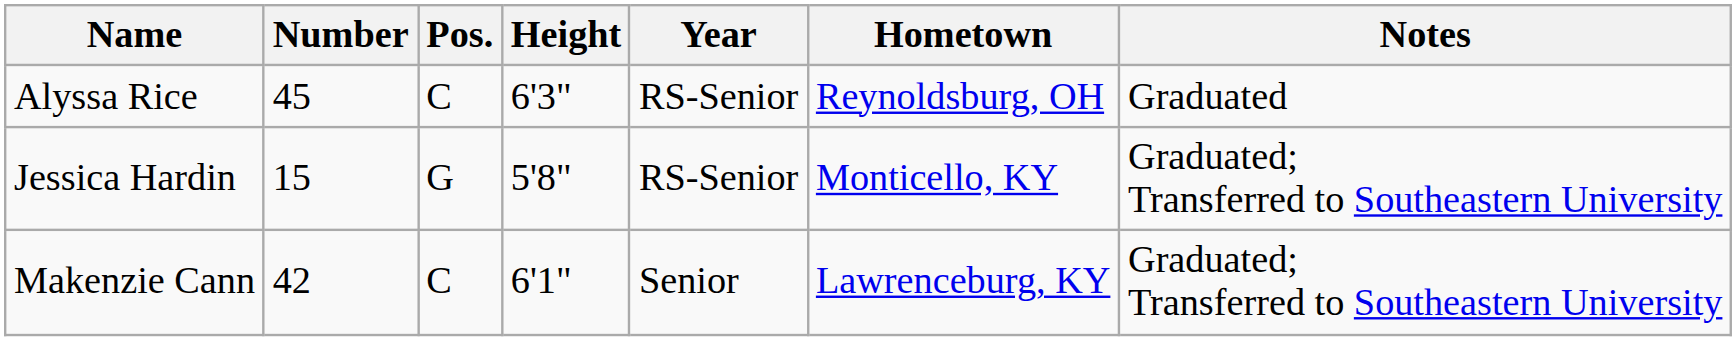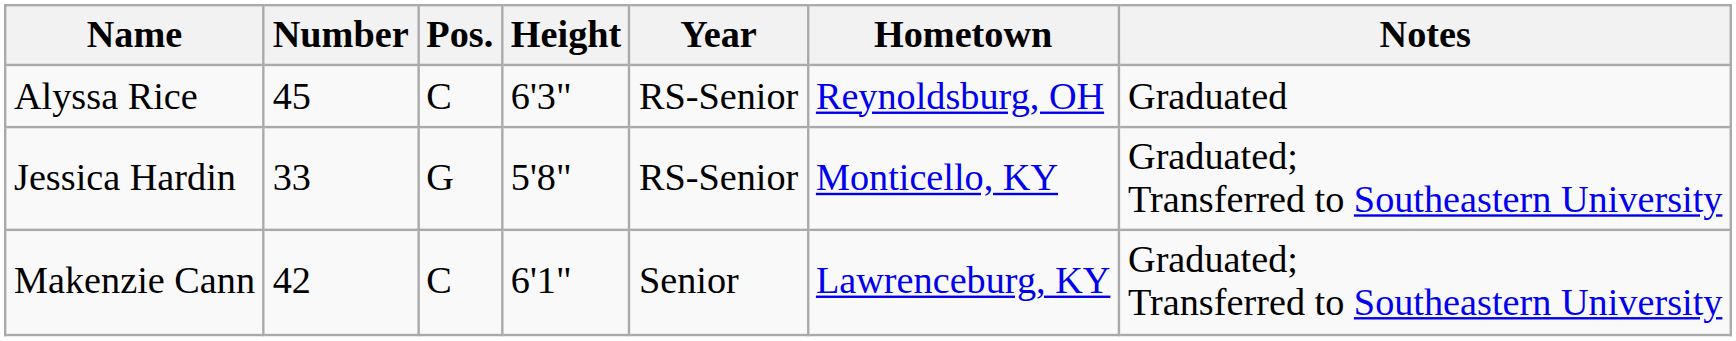(292, 177) 15 -> (292, 177) 33
